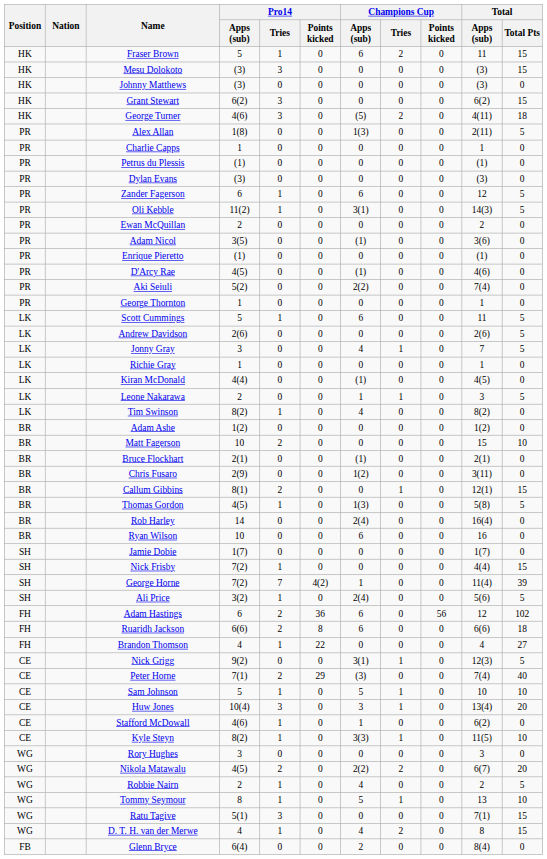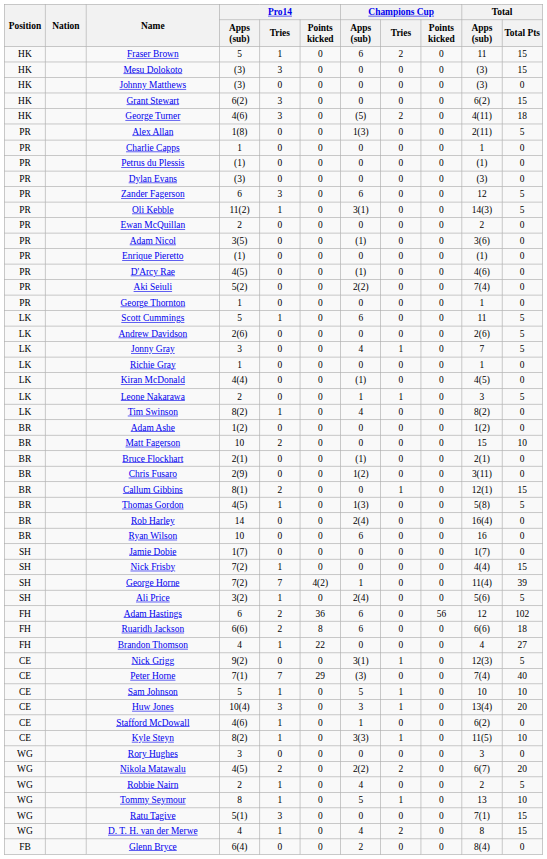(280, 194) 1 -> (280, 194) 3
(280, 676) 2 -> (280, 676) 7
